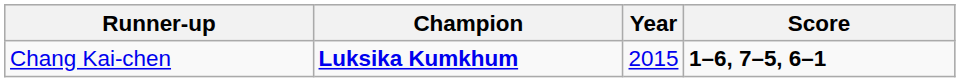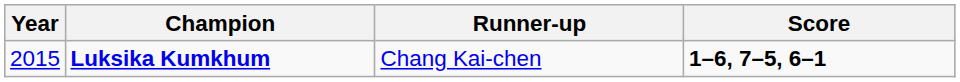columns swapped: (653, 23) <-> (159, 23)
